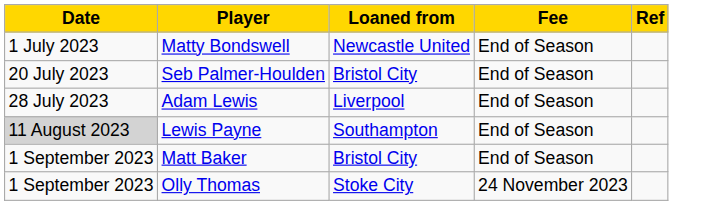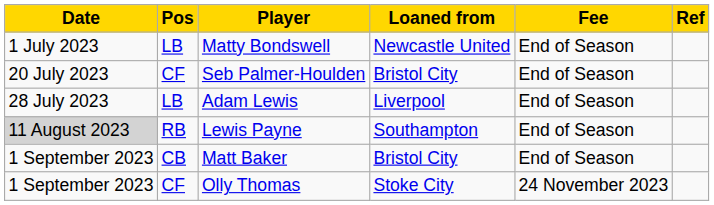+ column: (178, 18)
